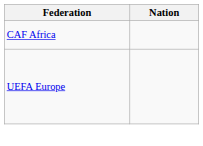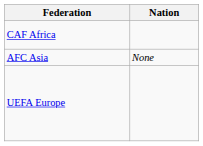+ row: (27, 57)
